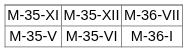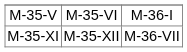rows swapped: (33, 36) <-> (33, 15)
